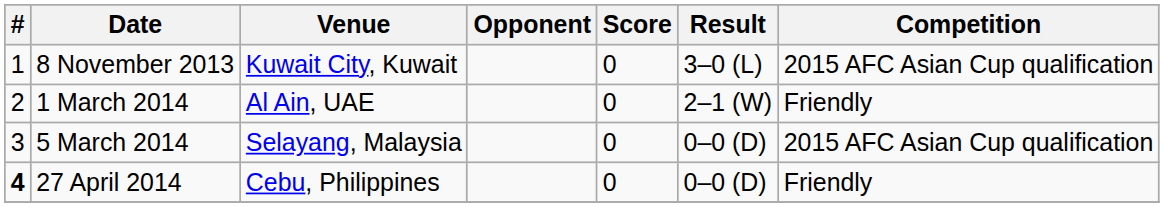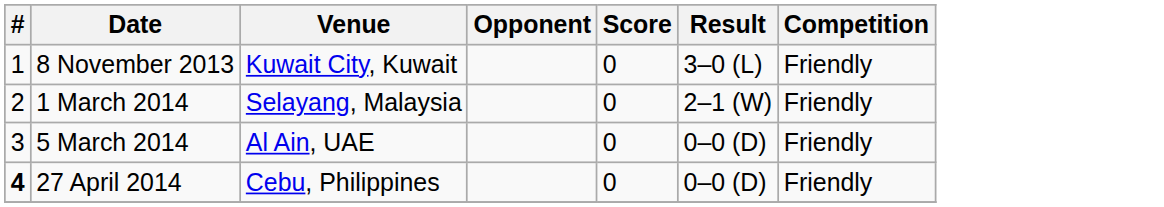(969, 64) 2015 AFC Asian Cup qualification -> (828, 64) Friendly
(310, 104) Al Ain, UAE -> (354, 104) Selayang, Malaysia
(354, 143) Selayang, Malaysia -> (310, 143) Al Ain, UAE
(969, 143) 2015 AFC Asian Cup qualification -> (828, 143) Friendly
